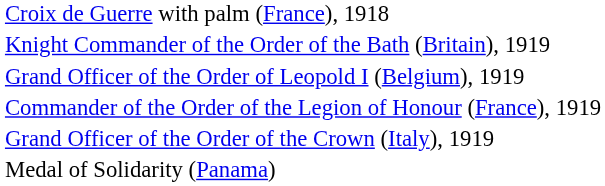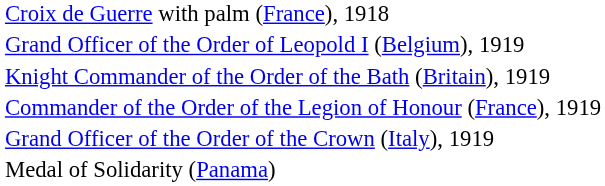rows swapped: (265, 76) <-> (278, 45)
